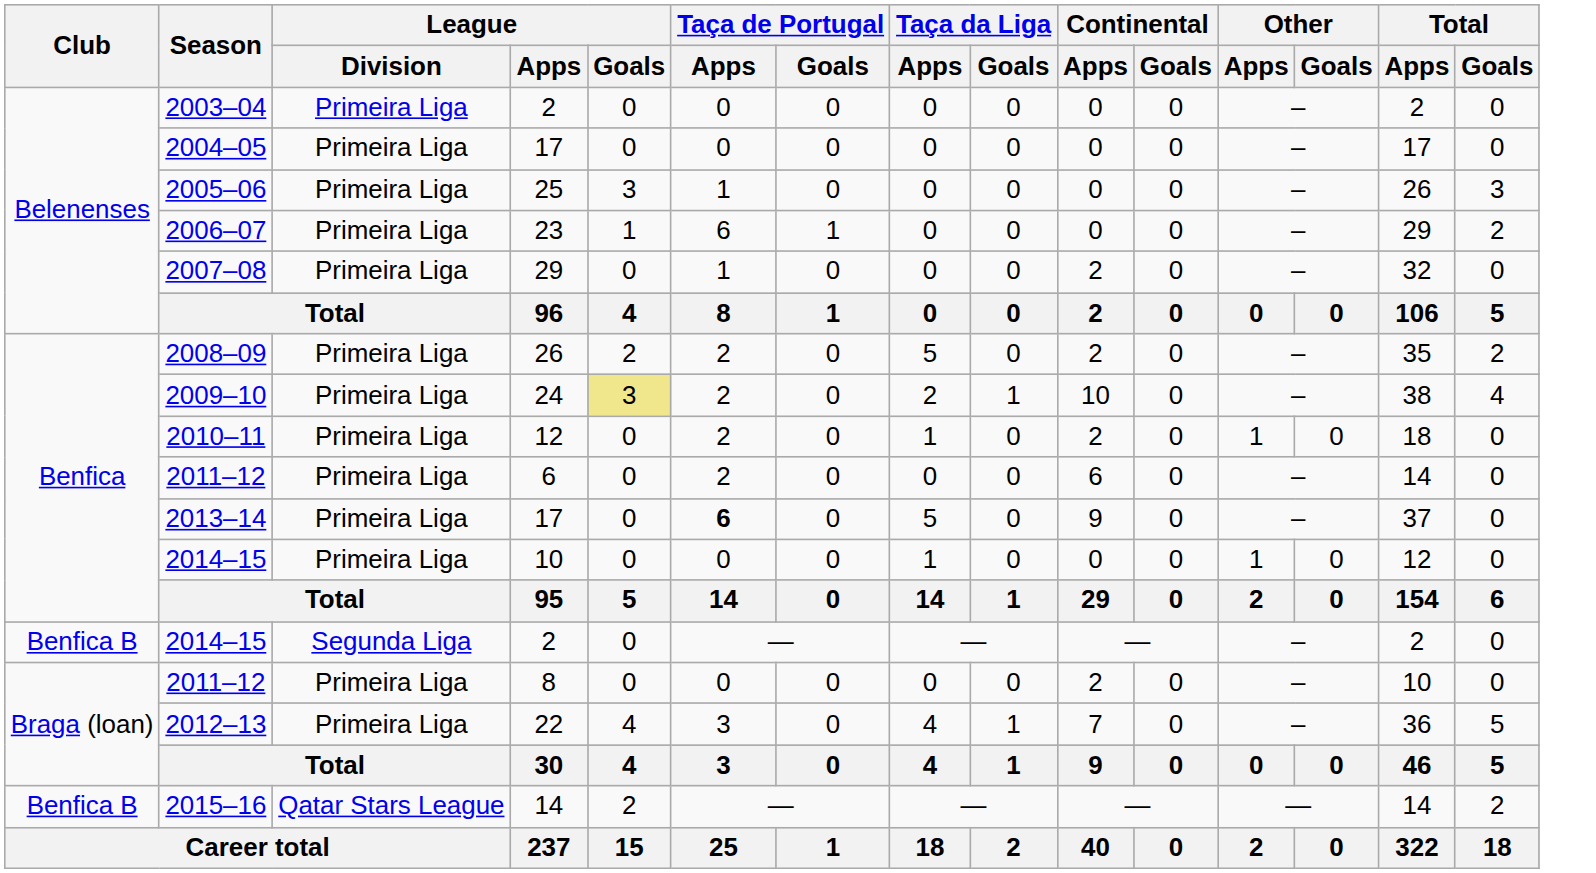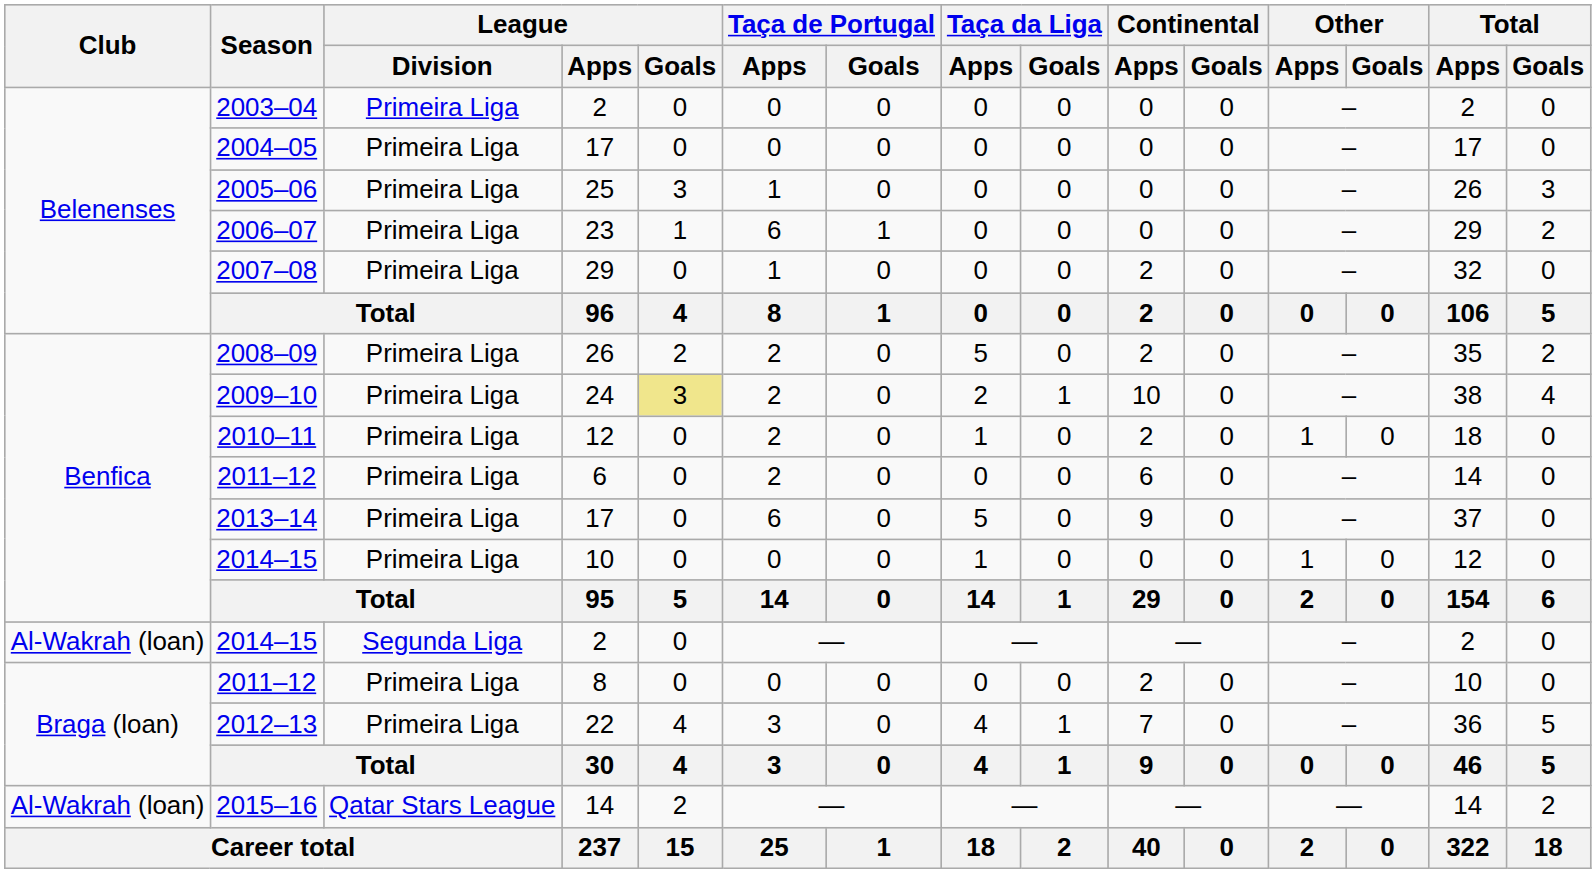(723, 518) bold -> (774, 518) normal
(82, 641) Benfica B -> (108, 641) Al-Wakrah (loan)
(82, 806) Benfica B -> (108, 806) Al-Wakrah (loan)
